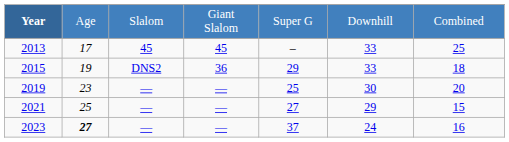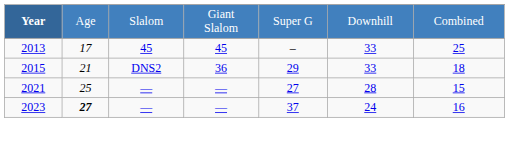(85, 68) 19 -> (85, 68) 21
- row: (33, 88)
(370, 108) 29 -> (370, 88) 28
